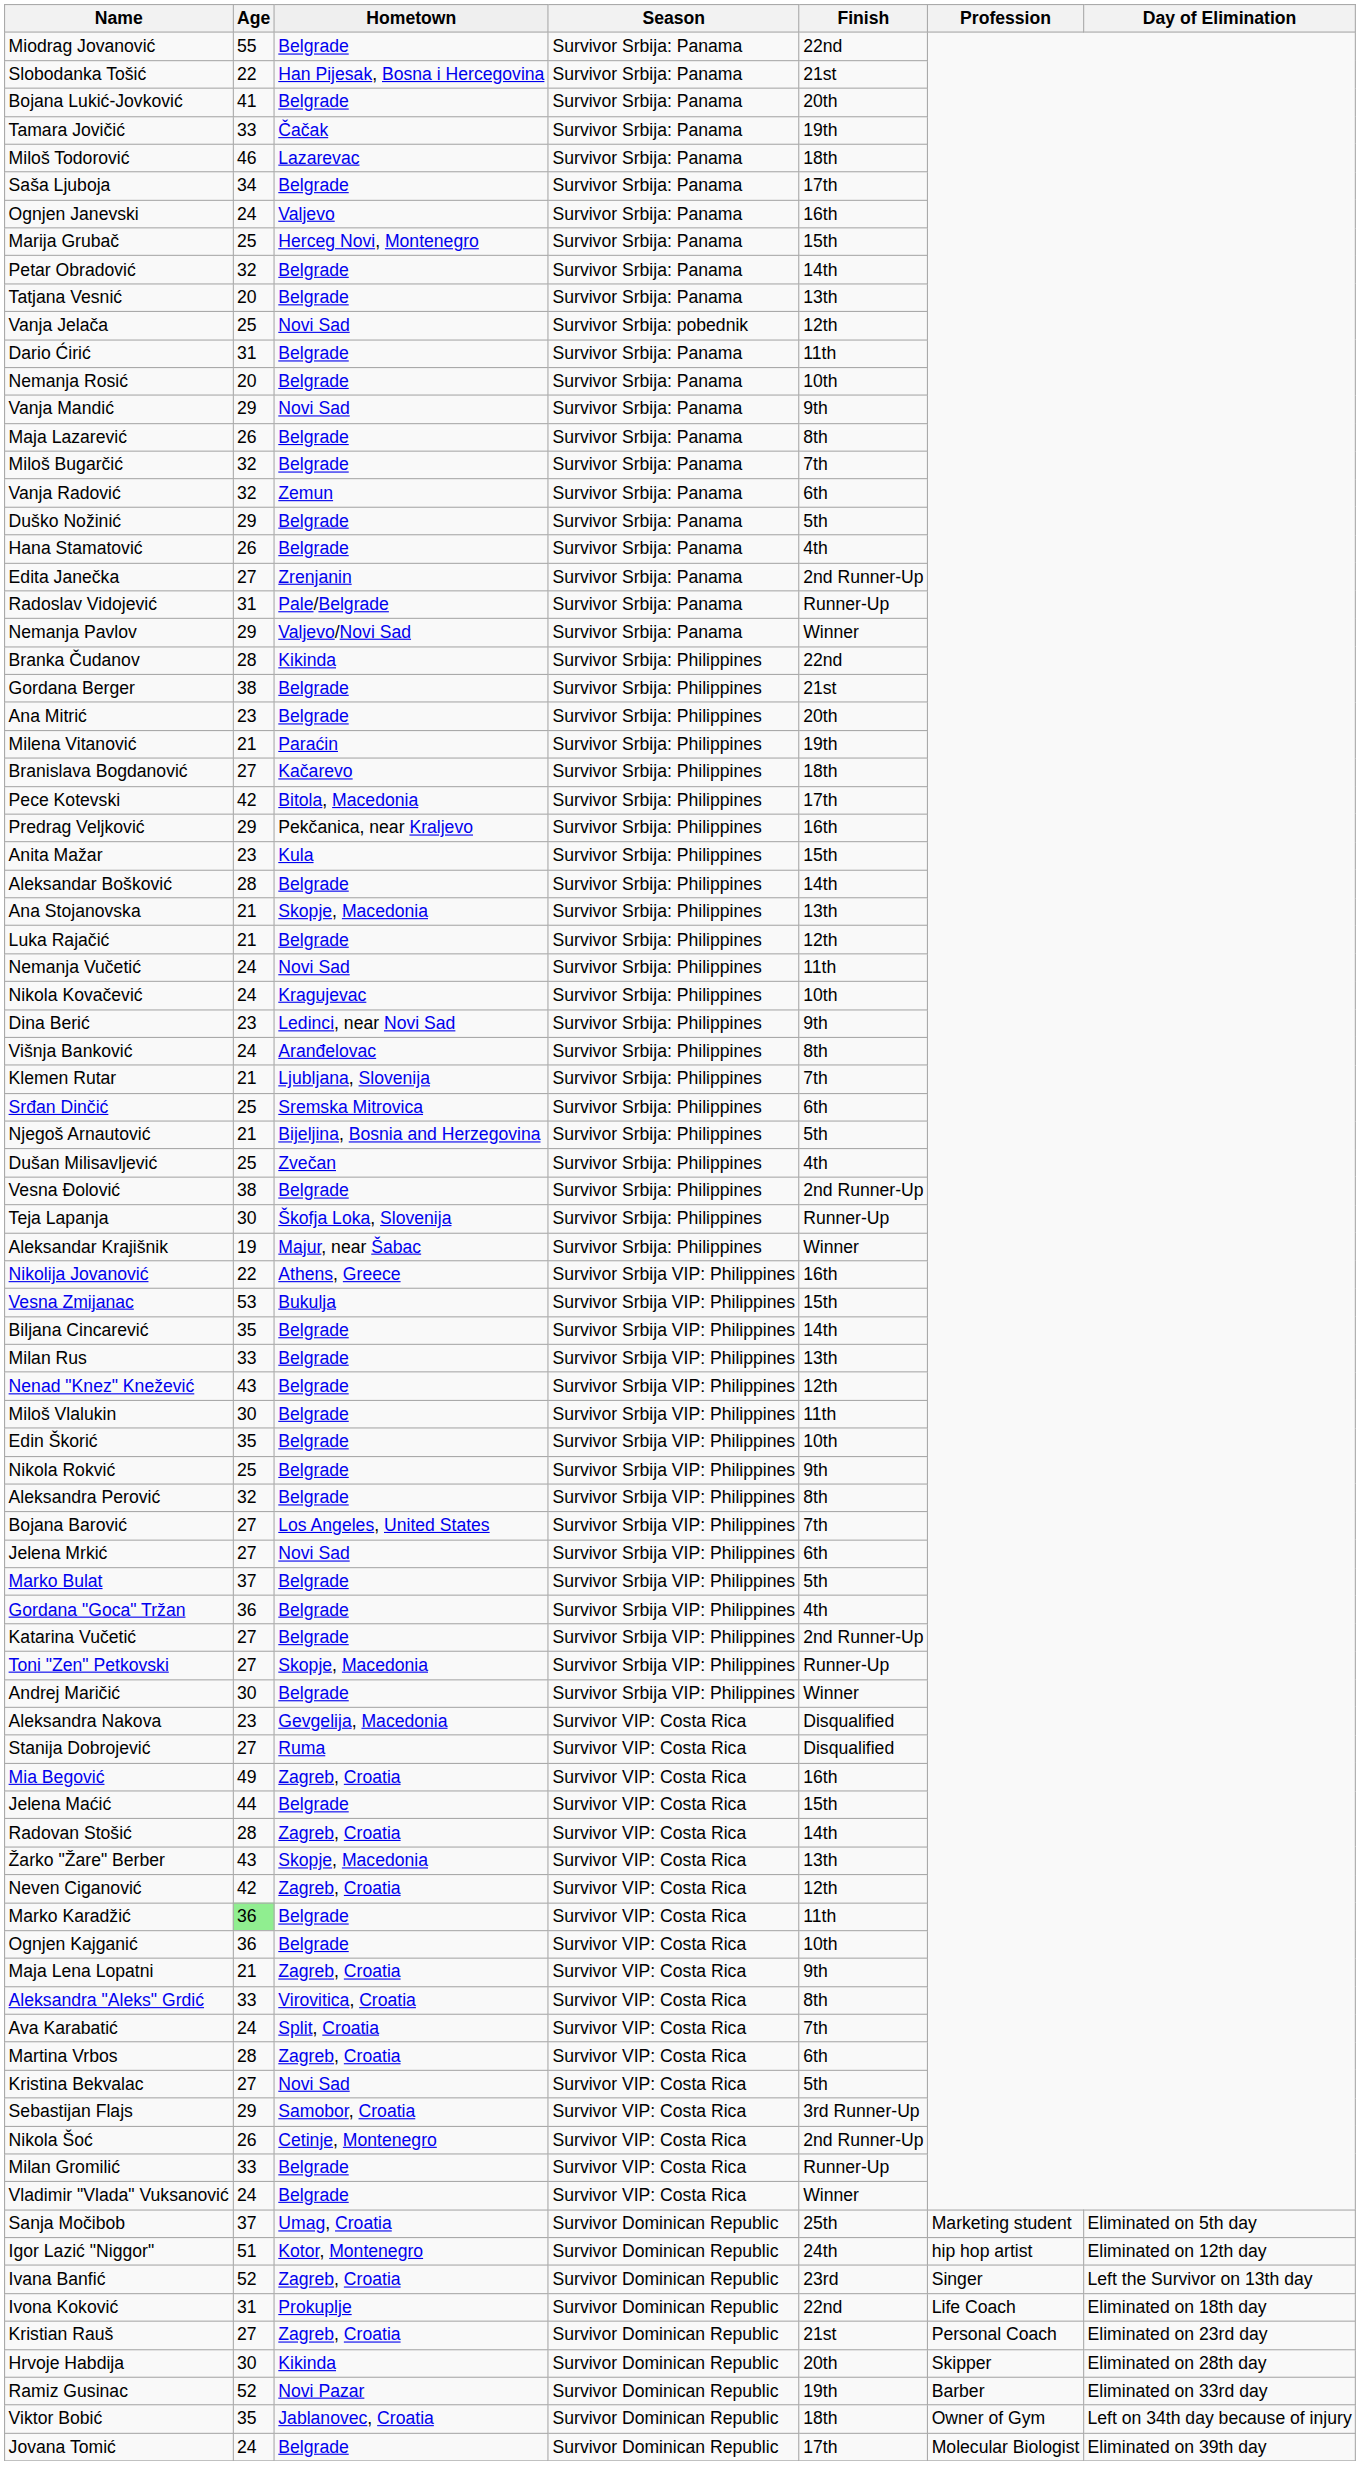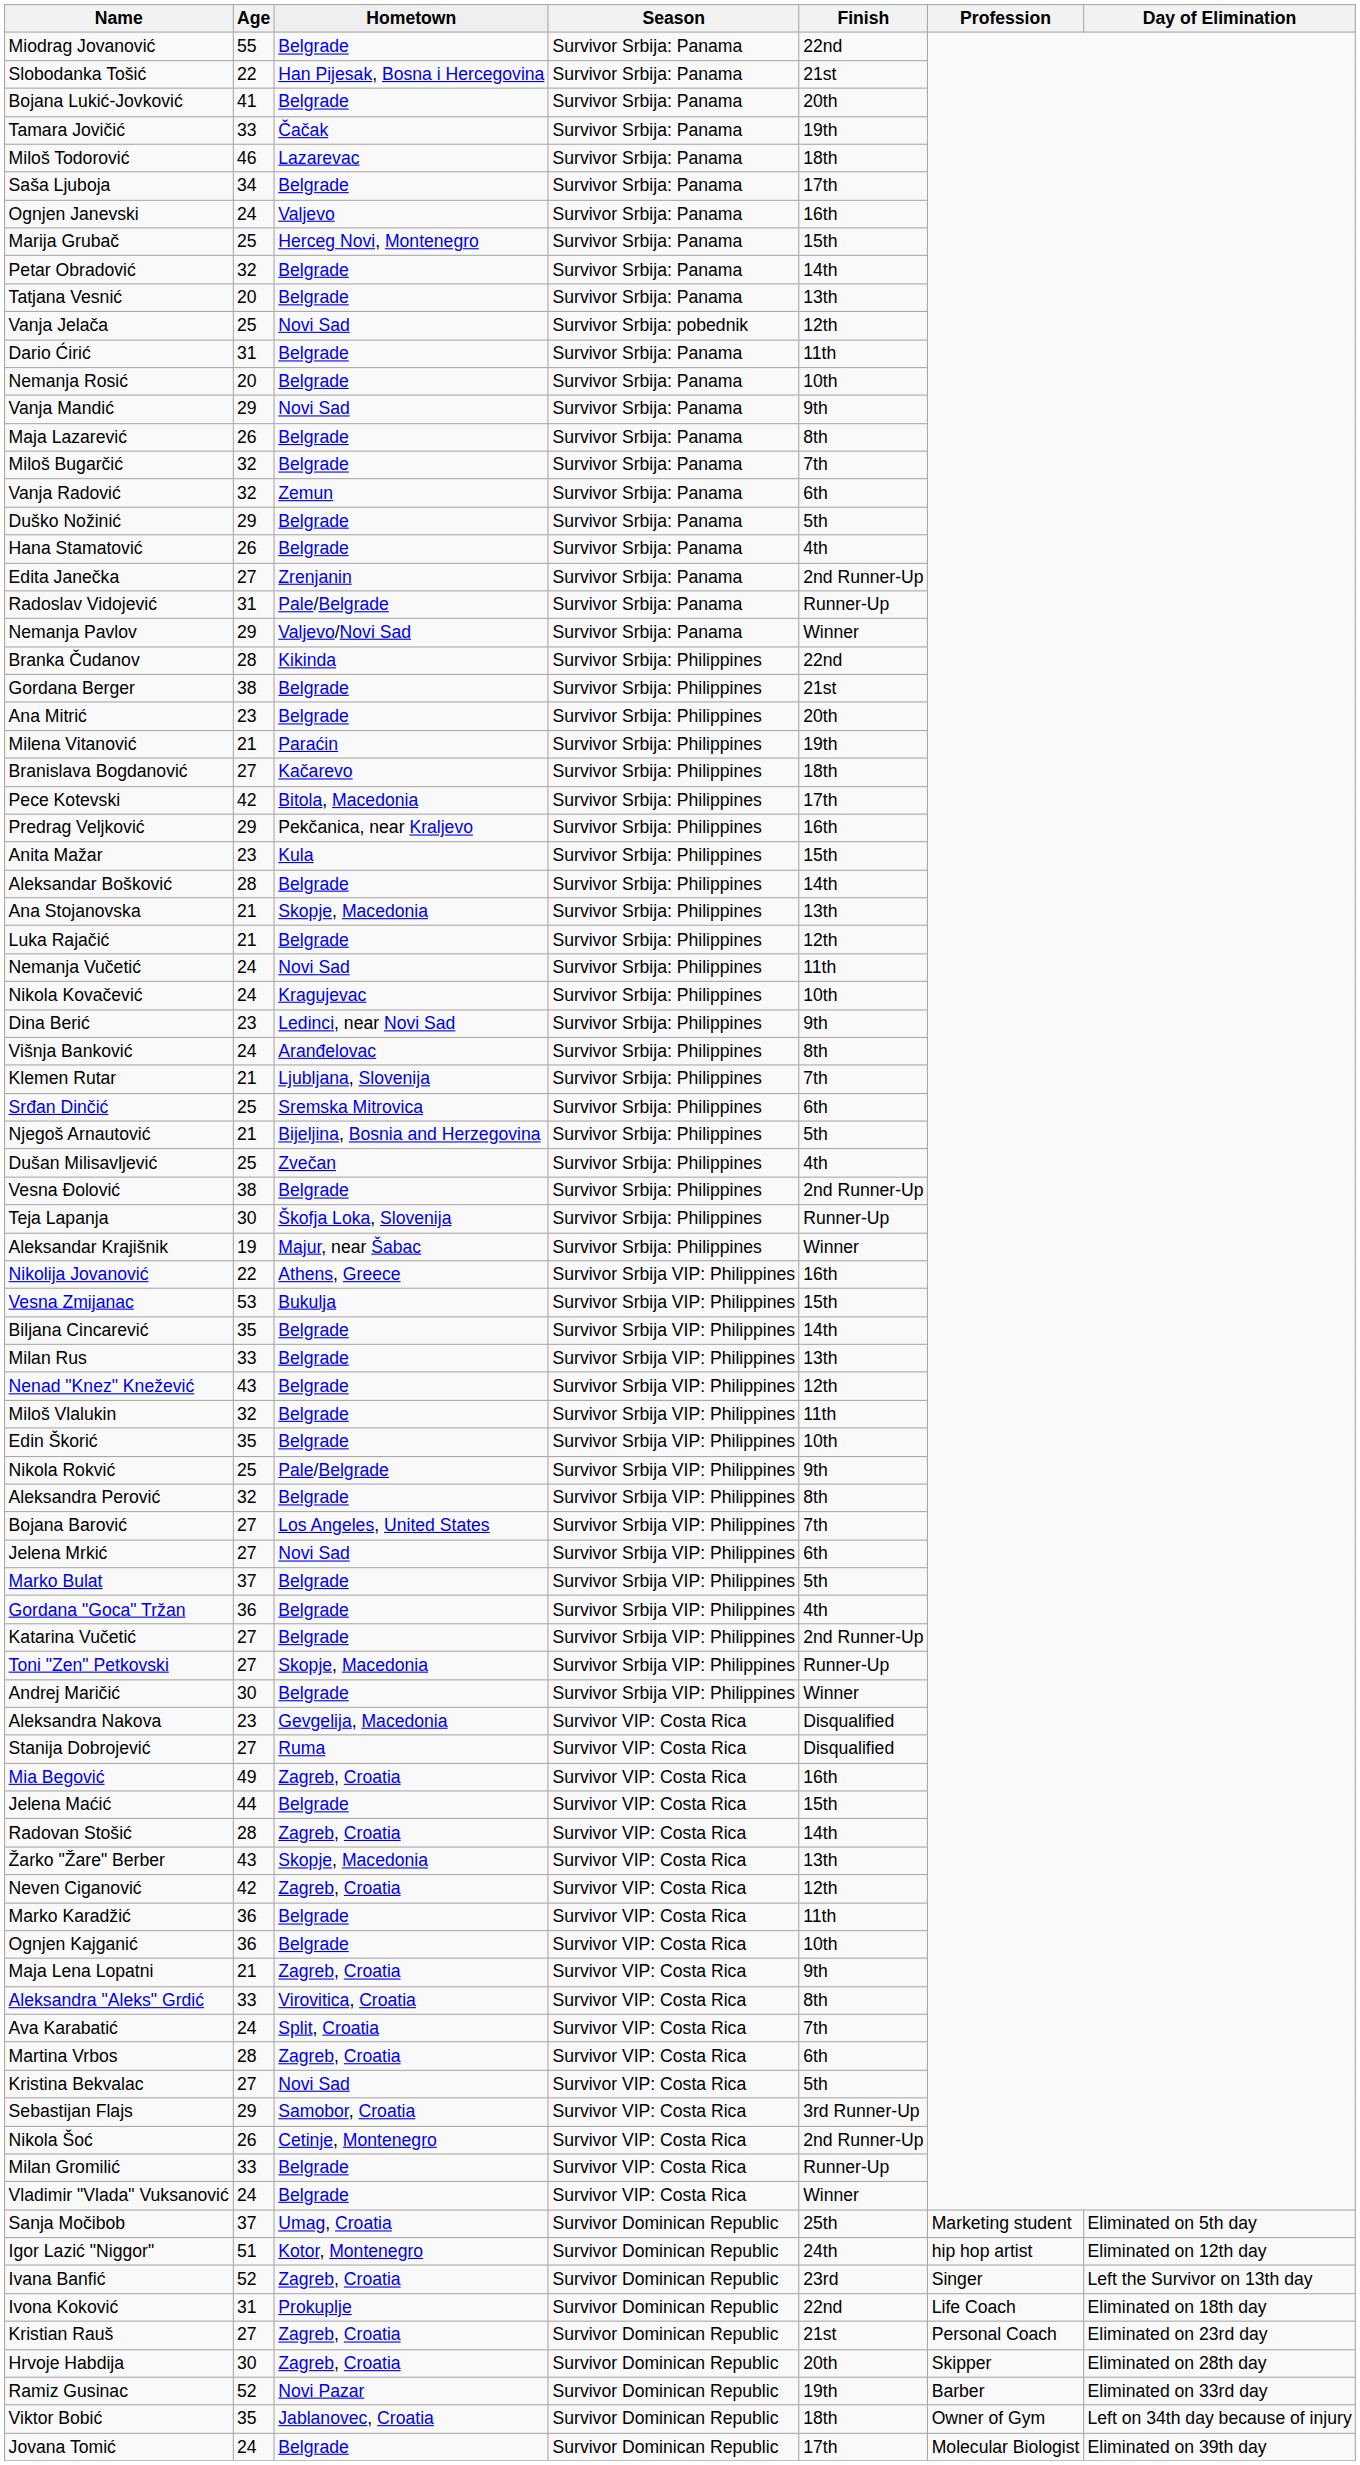(247, 1414) 30 -> (247, 1414) 32
(314, 1469) Belgrade -> (334, 1469) Pale/Belgrade
(247, 1916) lightgreen background -> (247, 1916) no background
(307, 2363) Kikinda -> (339, 2363) Zagreb, Croatia
